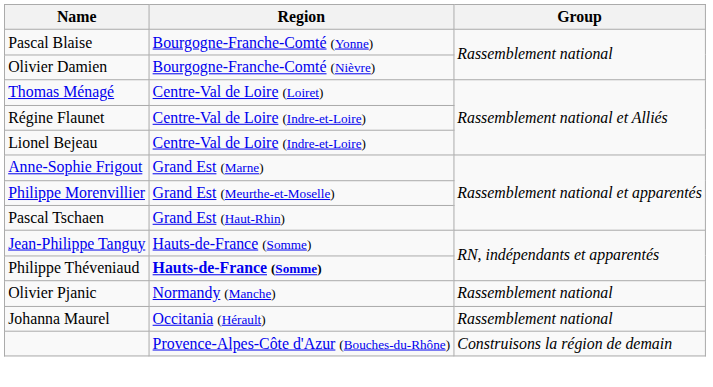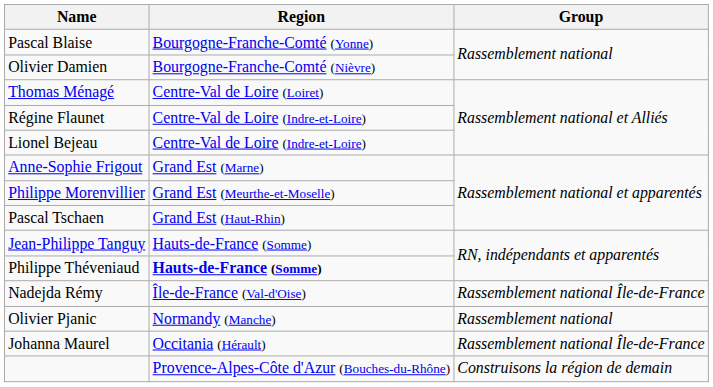+ row: (55, 293)
(535, 318) Rassemblement national -> (581, 343) Rassemblement national Île-de-France
